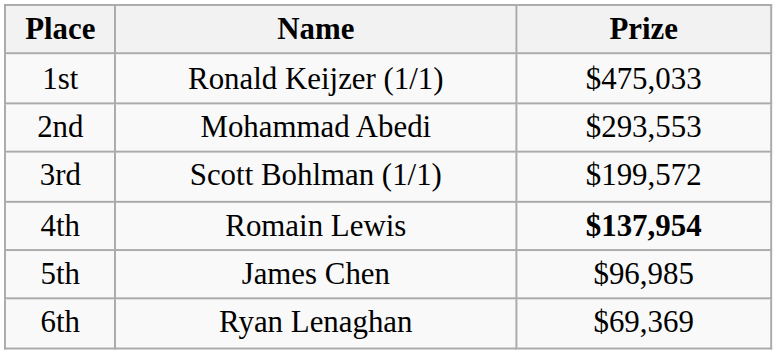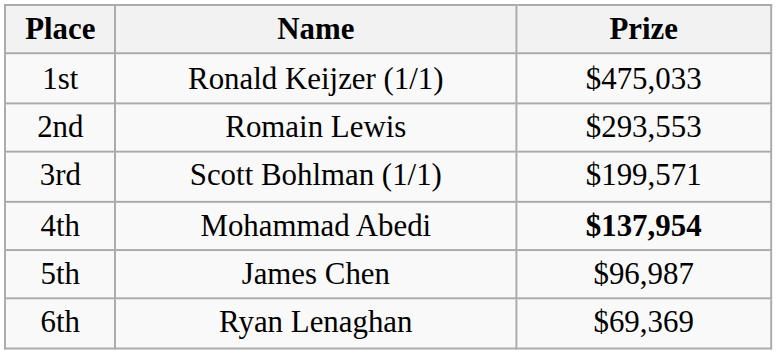(316, 126) Mohammad Abedi -> (316, 126) Romain Lewis
(644, 175) $199,572 -> (644, 175) $199,571
(316, 224) Romain Lewis -> (316, 224) Mohammad Abedi
(644, 273) $96,985 -> (644, 273) $96,987
